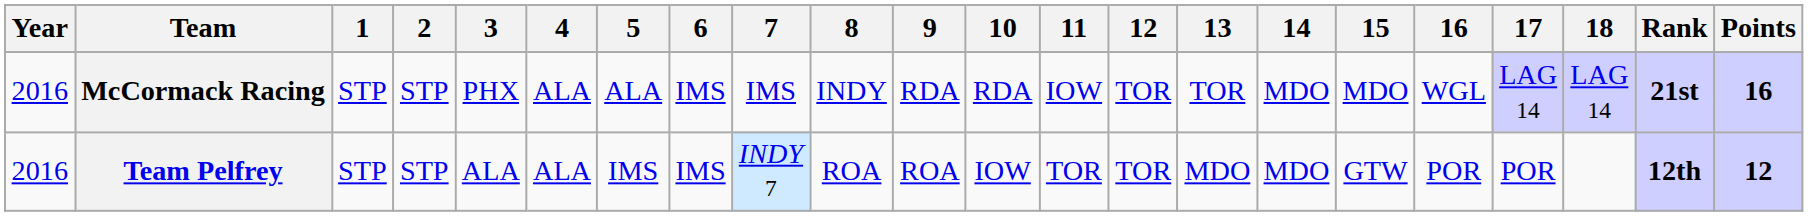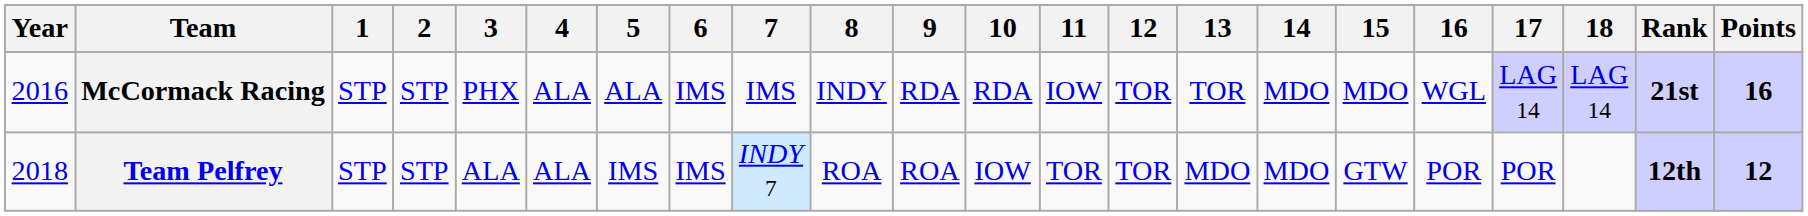(40, 171) 2016 -> (40, 171) 2018
